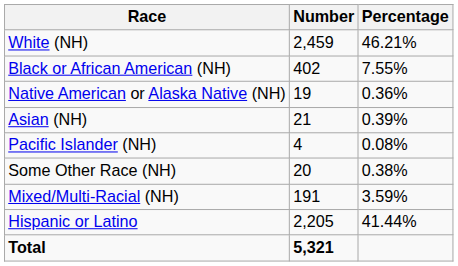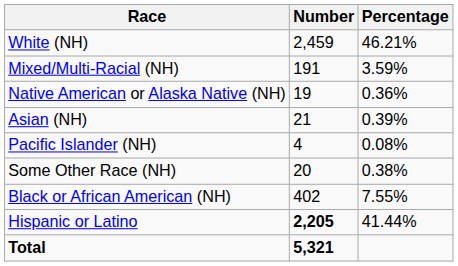rows swapped: (120, 68) <-> (94, 196)
(313, 222) normal -> (313, 222) bold
